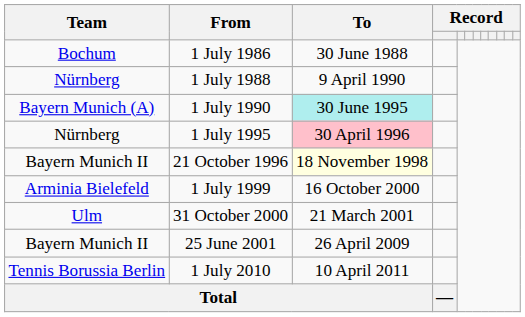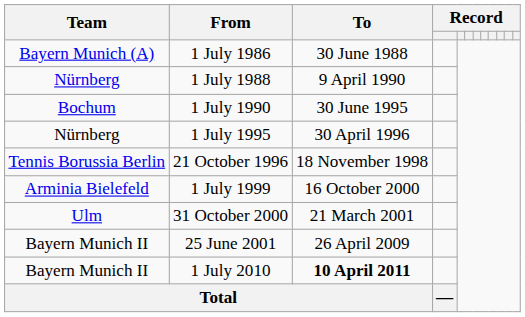(87, 53) Bochum -> (87, 53) Bayern Munich (A)
(87, 107) Bayern Munich (A) -> (87, 107) Bochum
(362, 107) paleturquoise background -> (362, 107) no background
(362, 134) pink background -> (362, 134) no background
(87, 161) Bayern Munich II -> (87, 161) Tennis Borussia Berlin
(362, 161) lightyellow background -> (362, 161) no background
(87, 270) Tennis Borussia Berlin -> (87, 270) Bayern Munich II
(362, 270) normal -> (362, 270) bold
